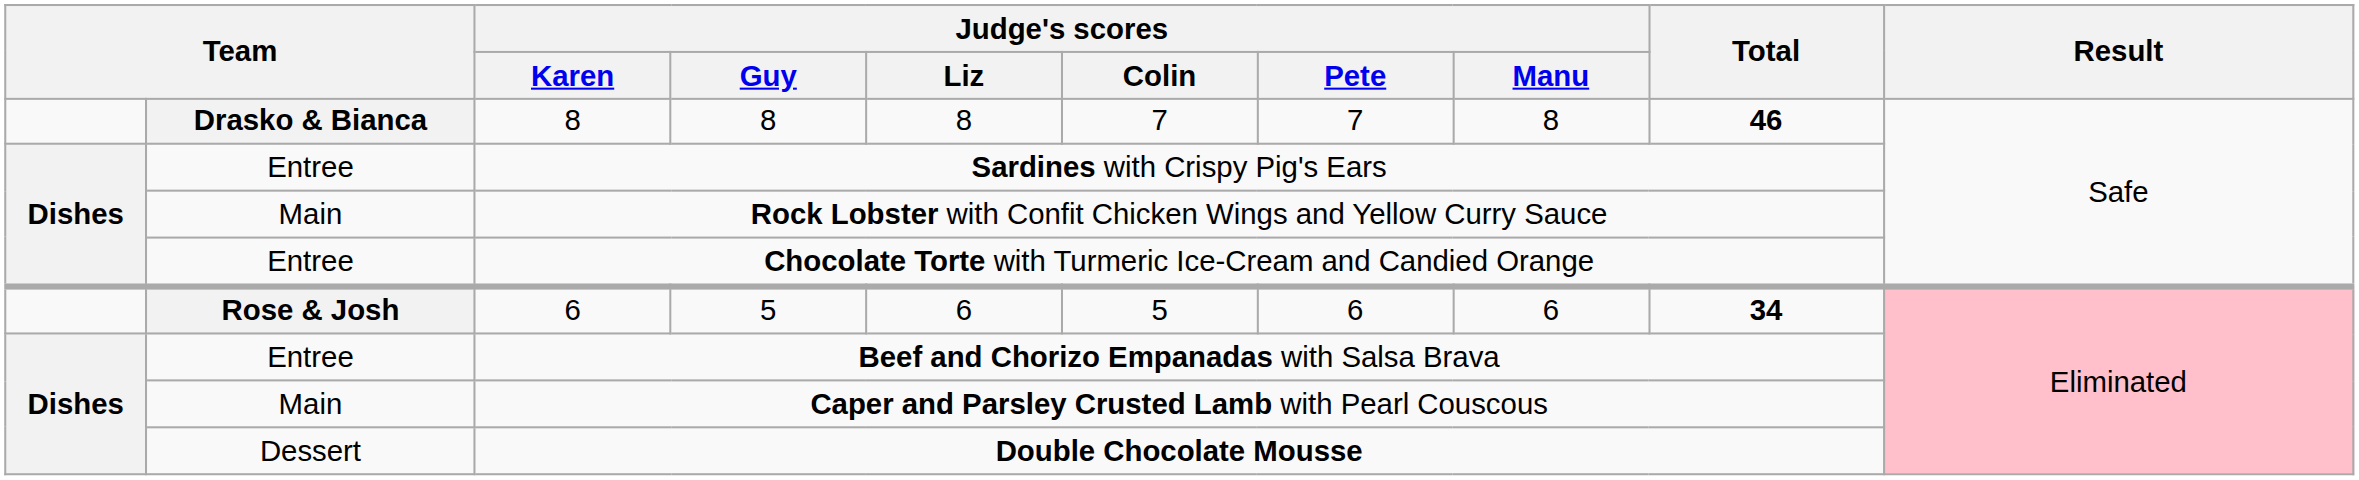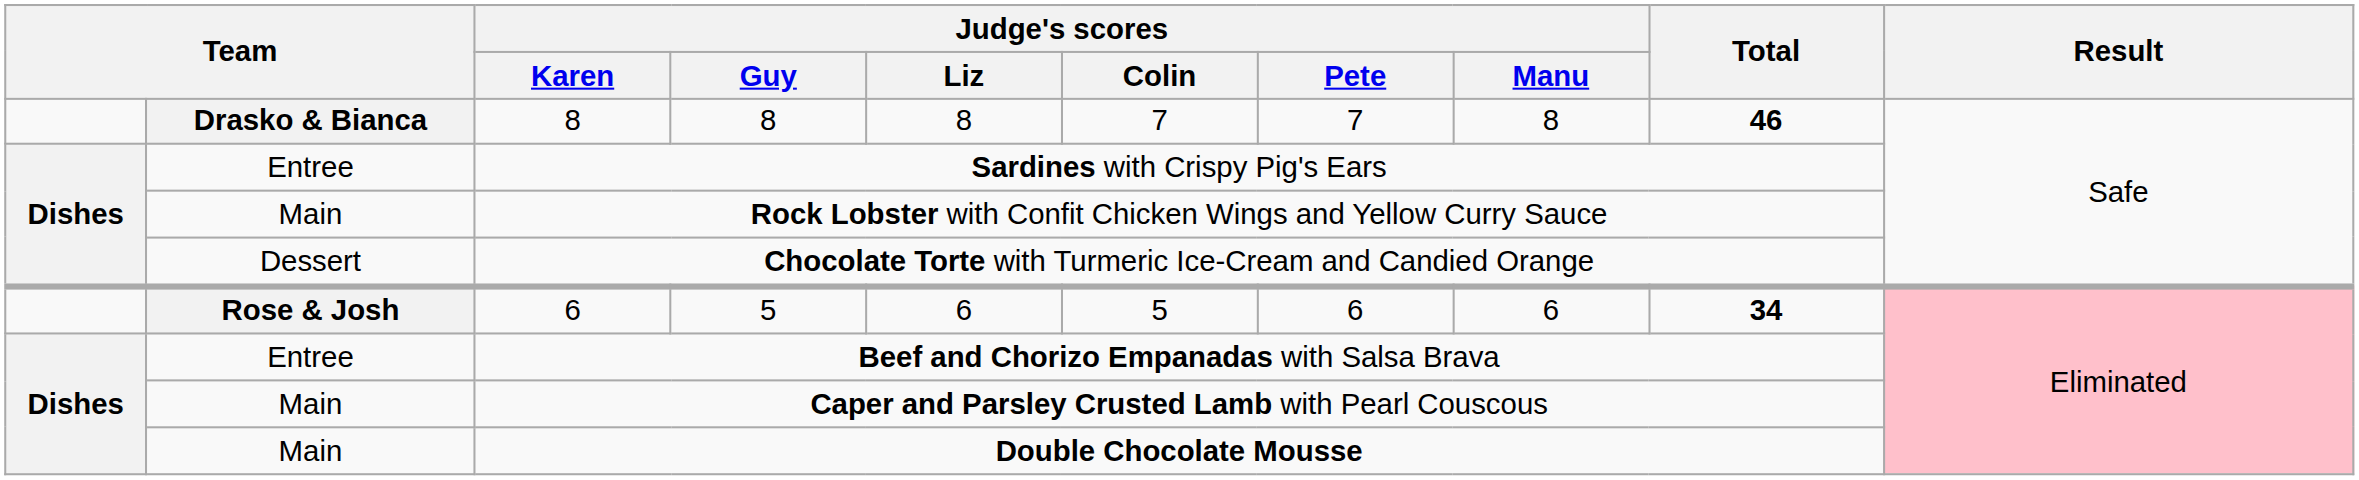(310, 261) Entree -> (310, 261) Dessert
(310, 450) Dessert -> (310, 450) Main
